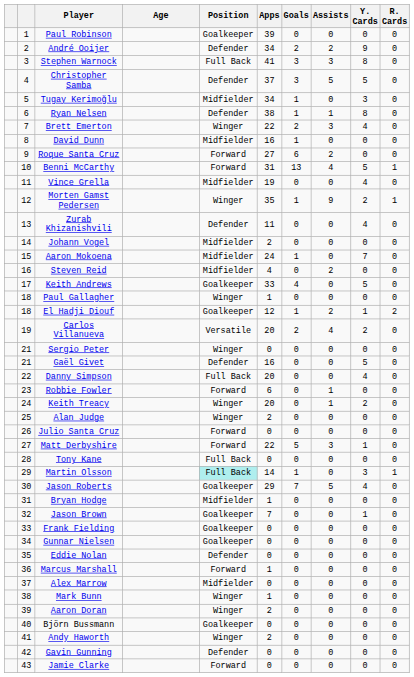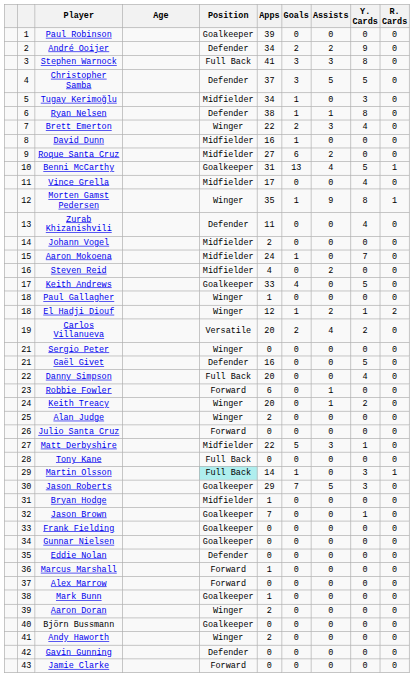(228, 155) Forward -> (228, 155) Midfielder
(228, 168) Forward -> (228, 168) Goalkeeper
(269, 182) 19 -> (269, 182) 17
(365, 201) 2 -> (365, 201) 8
(228, 312) Goalkeeper -> (228, 312) Winger
(228, 446) Forward -> (228, 446) Midfielder
(365, 487) 4 -> (365, 487) 3
(228, 583) Midfielder -> (228, 583) Forward
(228, 597) Winger -> (228, 597) Goalkeeper
